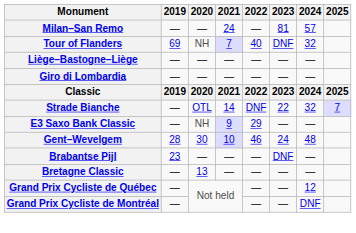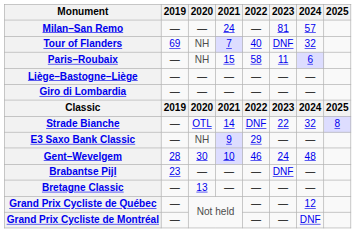+ row: (83, 60)
(337, 108) 7 -> (337, 124) 8
